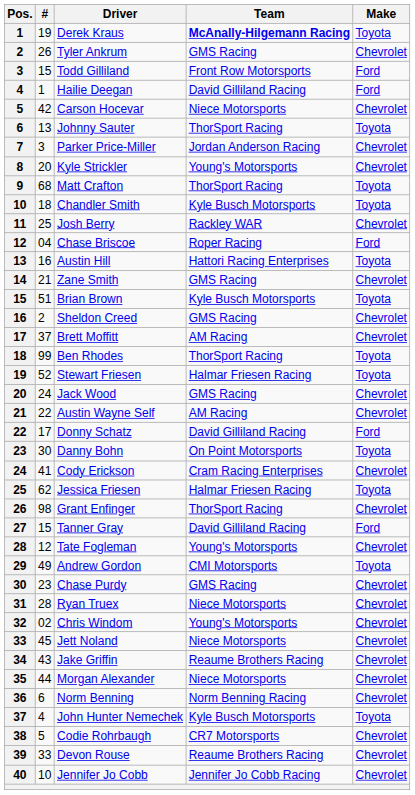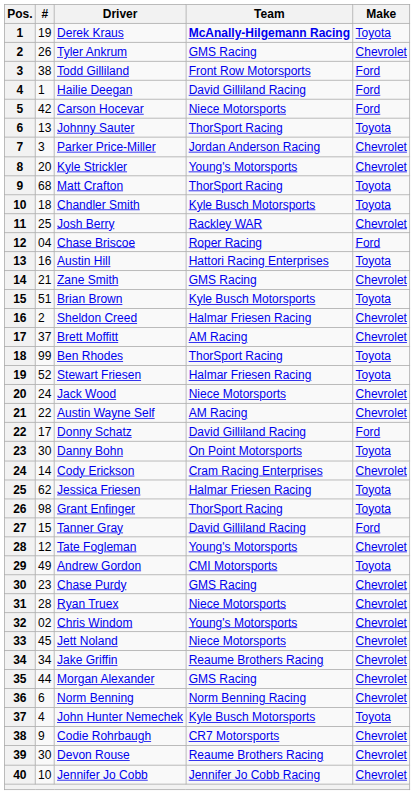(45, 71) 15 -> (45, 71) 38
(381, 109) Chevrolet -> (368, 109) Ford
(223, 318) GMS Racing -> (250, 318) Halmar Friesen Racing
(223, 394) GMS Racing -> (237, 394) Niece Motorsports
(45, 470) 41 -> (45, 470) 14
(381, 508) Chevrolet -> (373, 508) Toyota
(45, 660) 43 -> (45, 660) 34
(237, 679) Niece Motorsports -> (223, 679) GMS Racing
(41, 736) 5 -> (41, 736) 9
(45, 755) 33 -> (45, 755) 30
